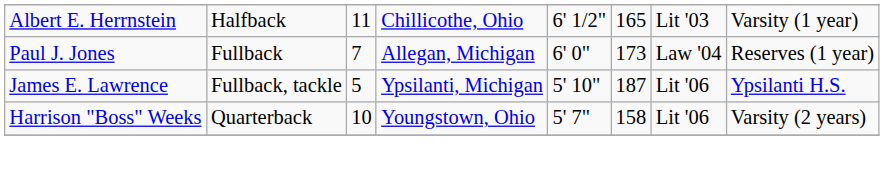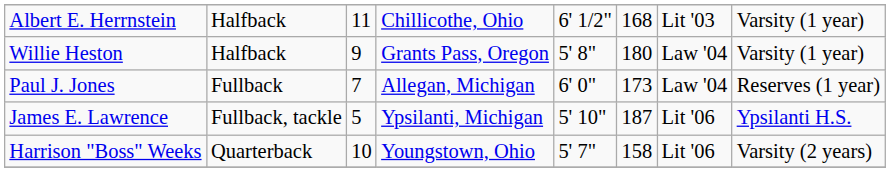(631, 20) 165 -> (637, 20) 168
+ row: (66, 53)
